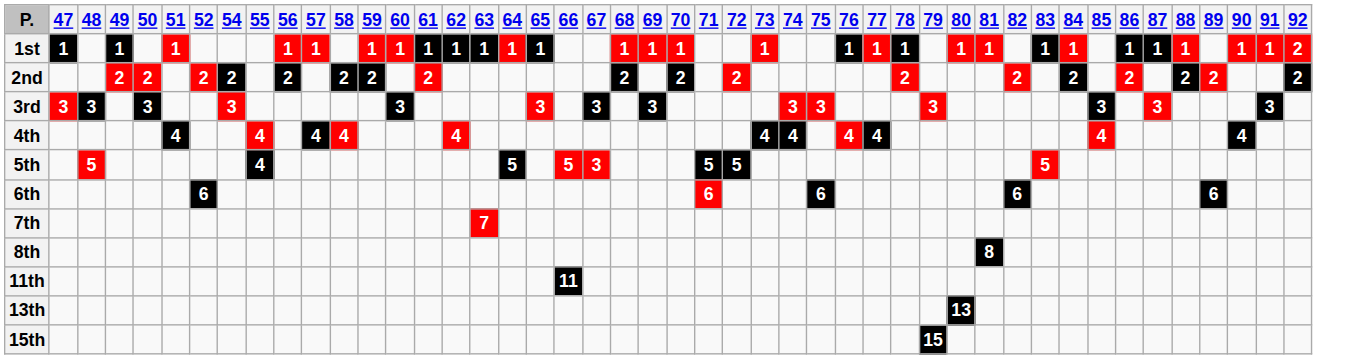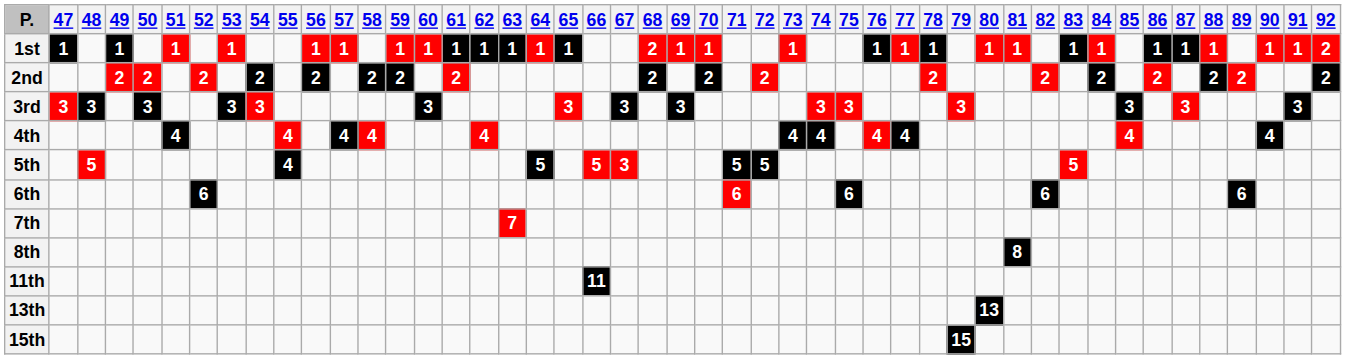+ column: (232, 19)
(624, 48) 1 -> (653, 48) 2
